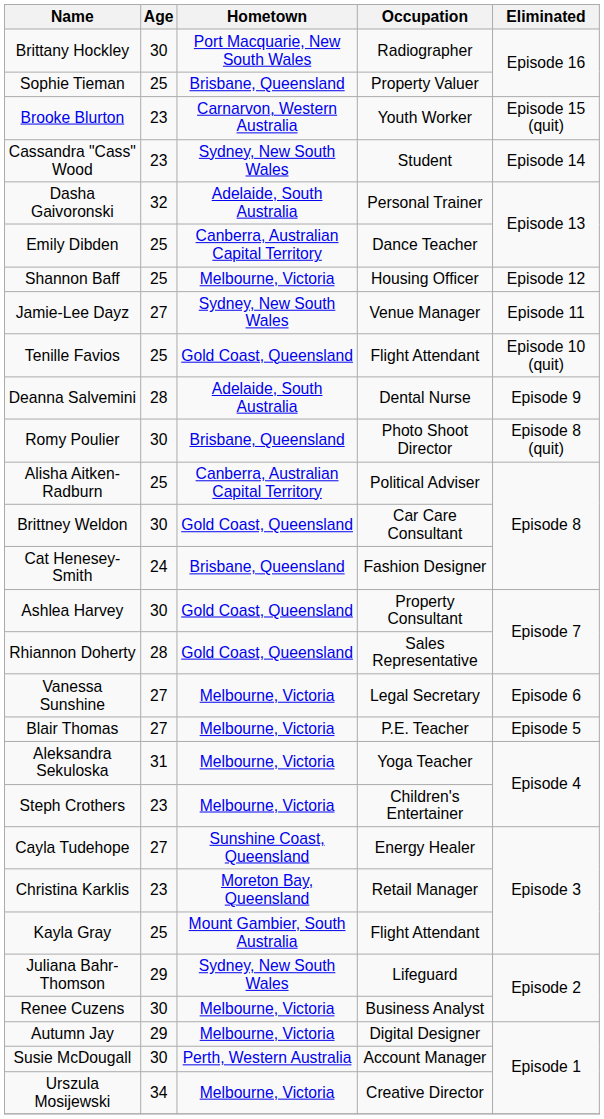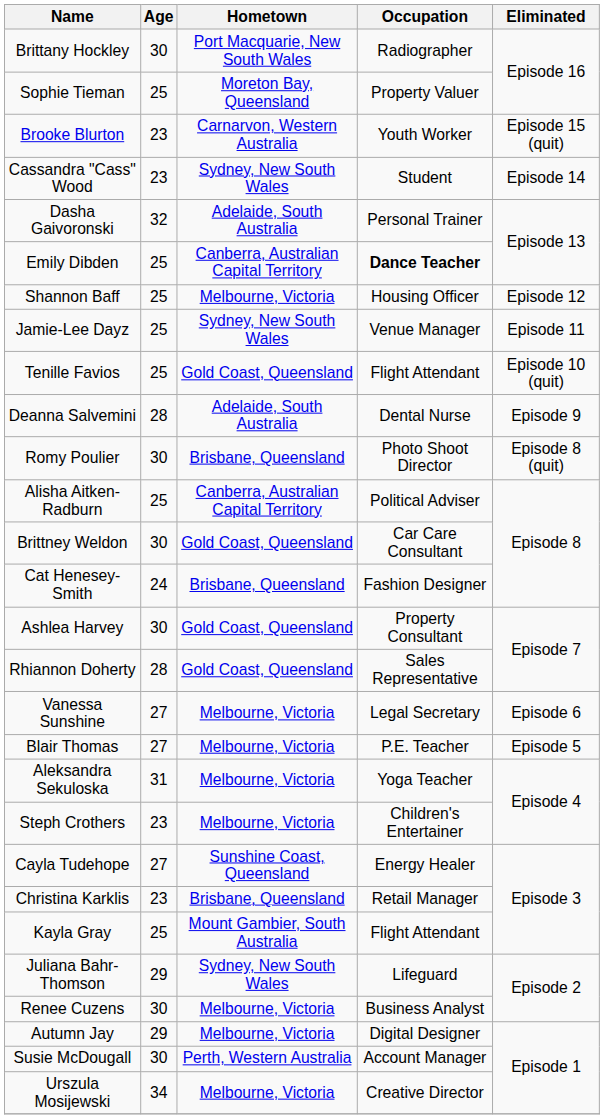(267, 84) Brisbane, Queensland -> (267, 93) Moreton Bay, Queensland
(425, 245) normal -> (425, 263) bold
(159, 312) 27 -> (159, 330) 25
(267, 890) Moreton Bay, Queensland -> (267, 899) Brisbane, Queensland
